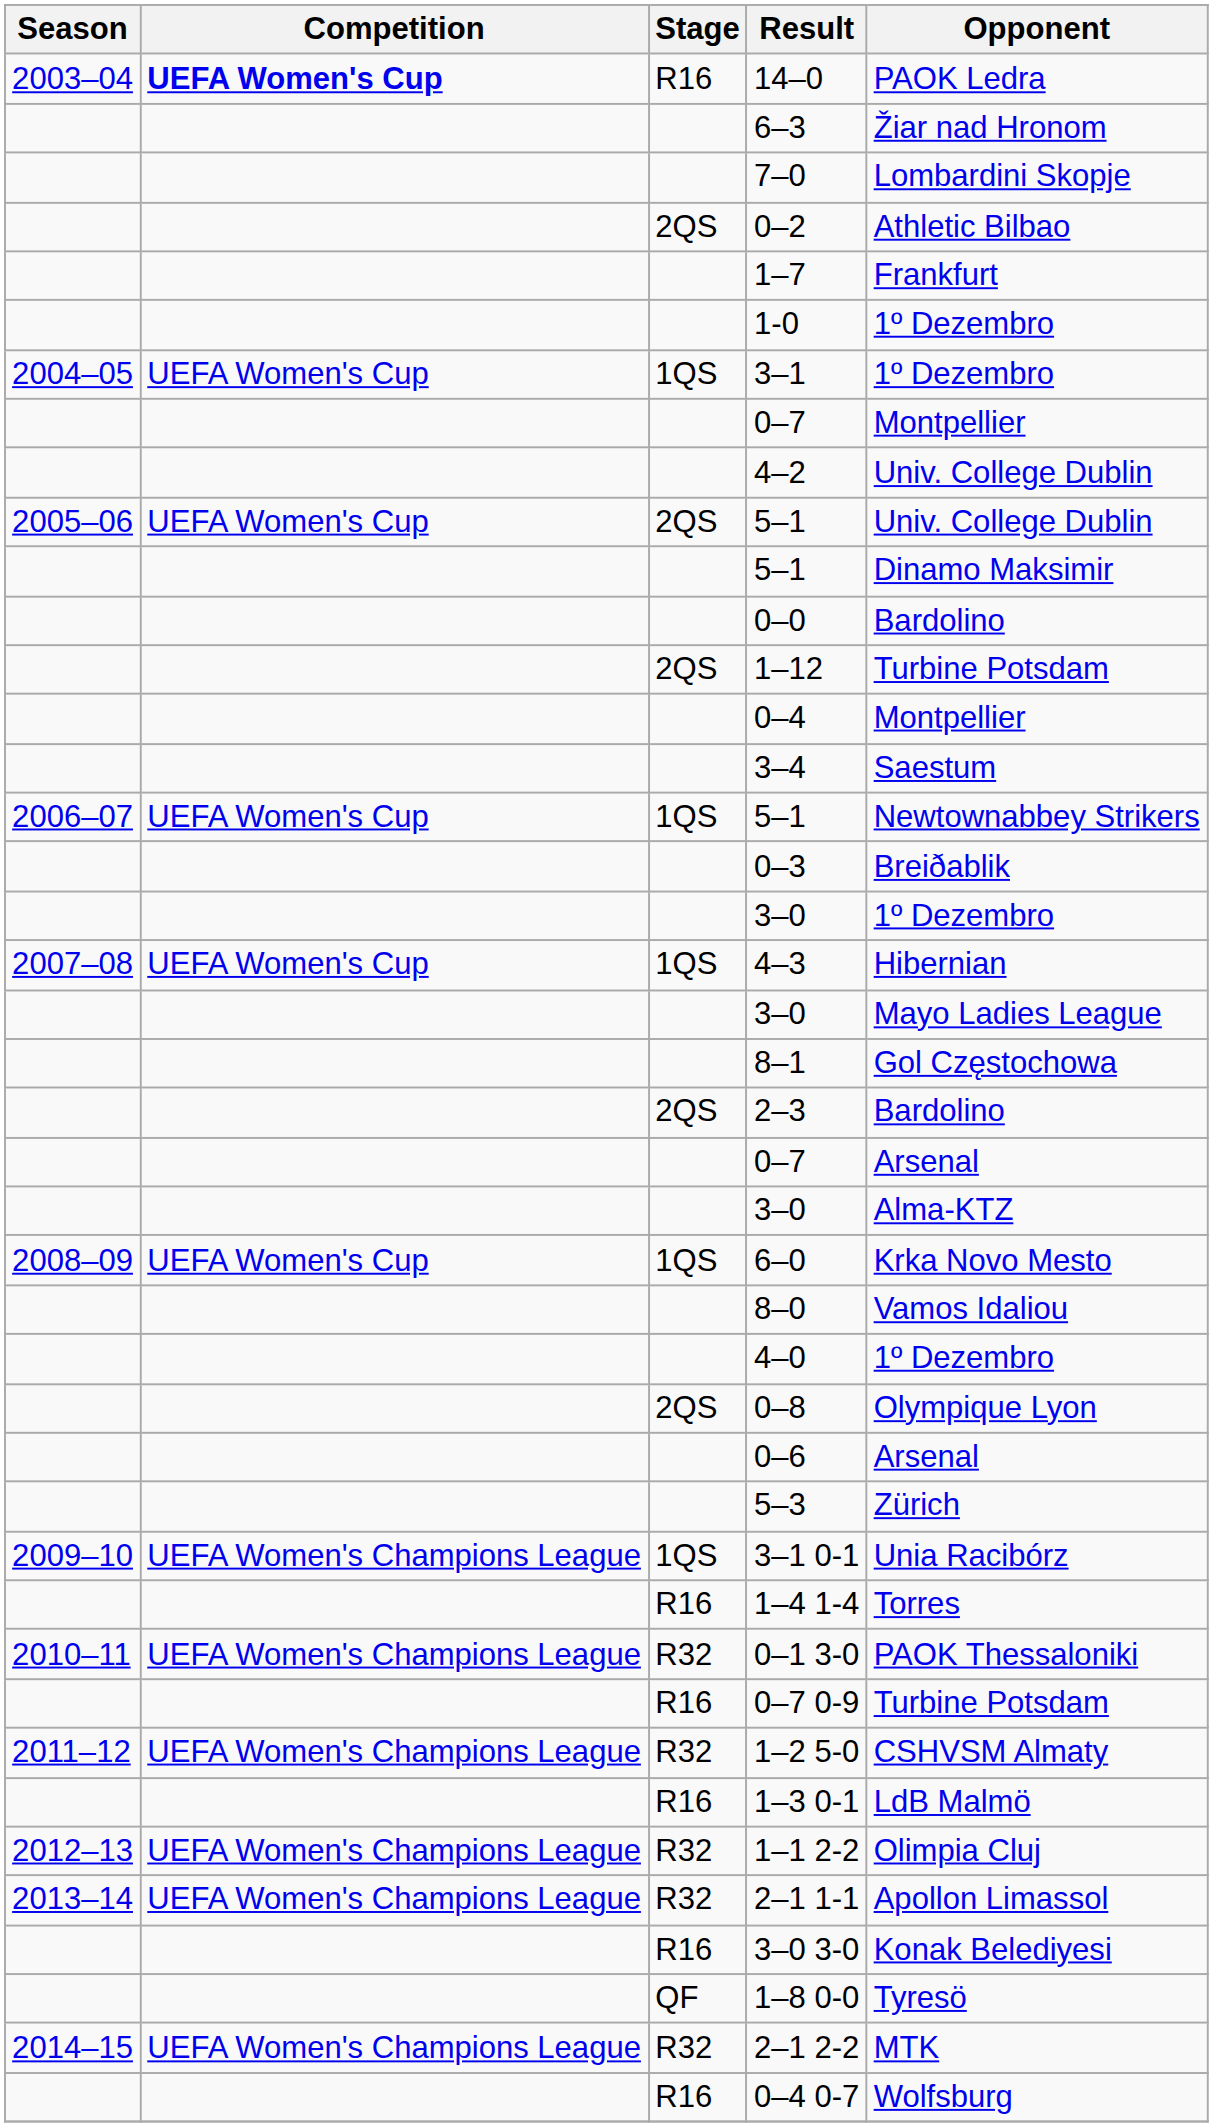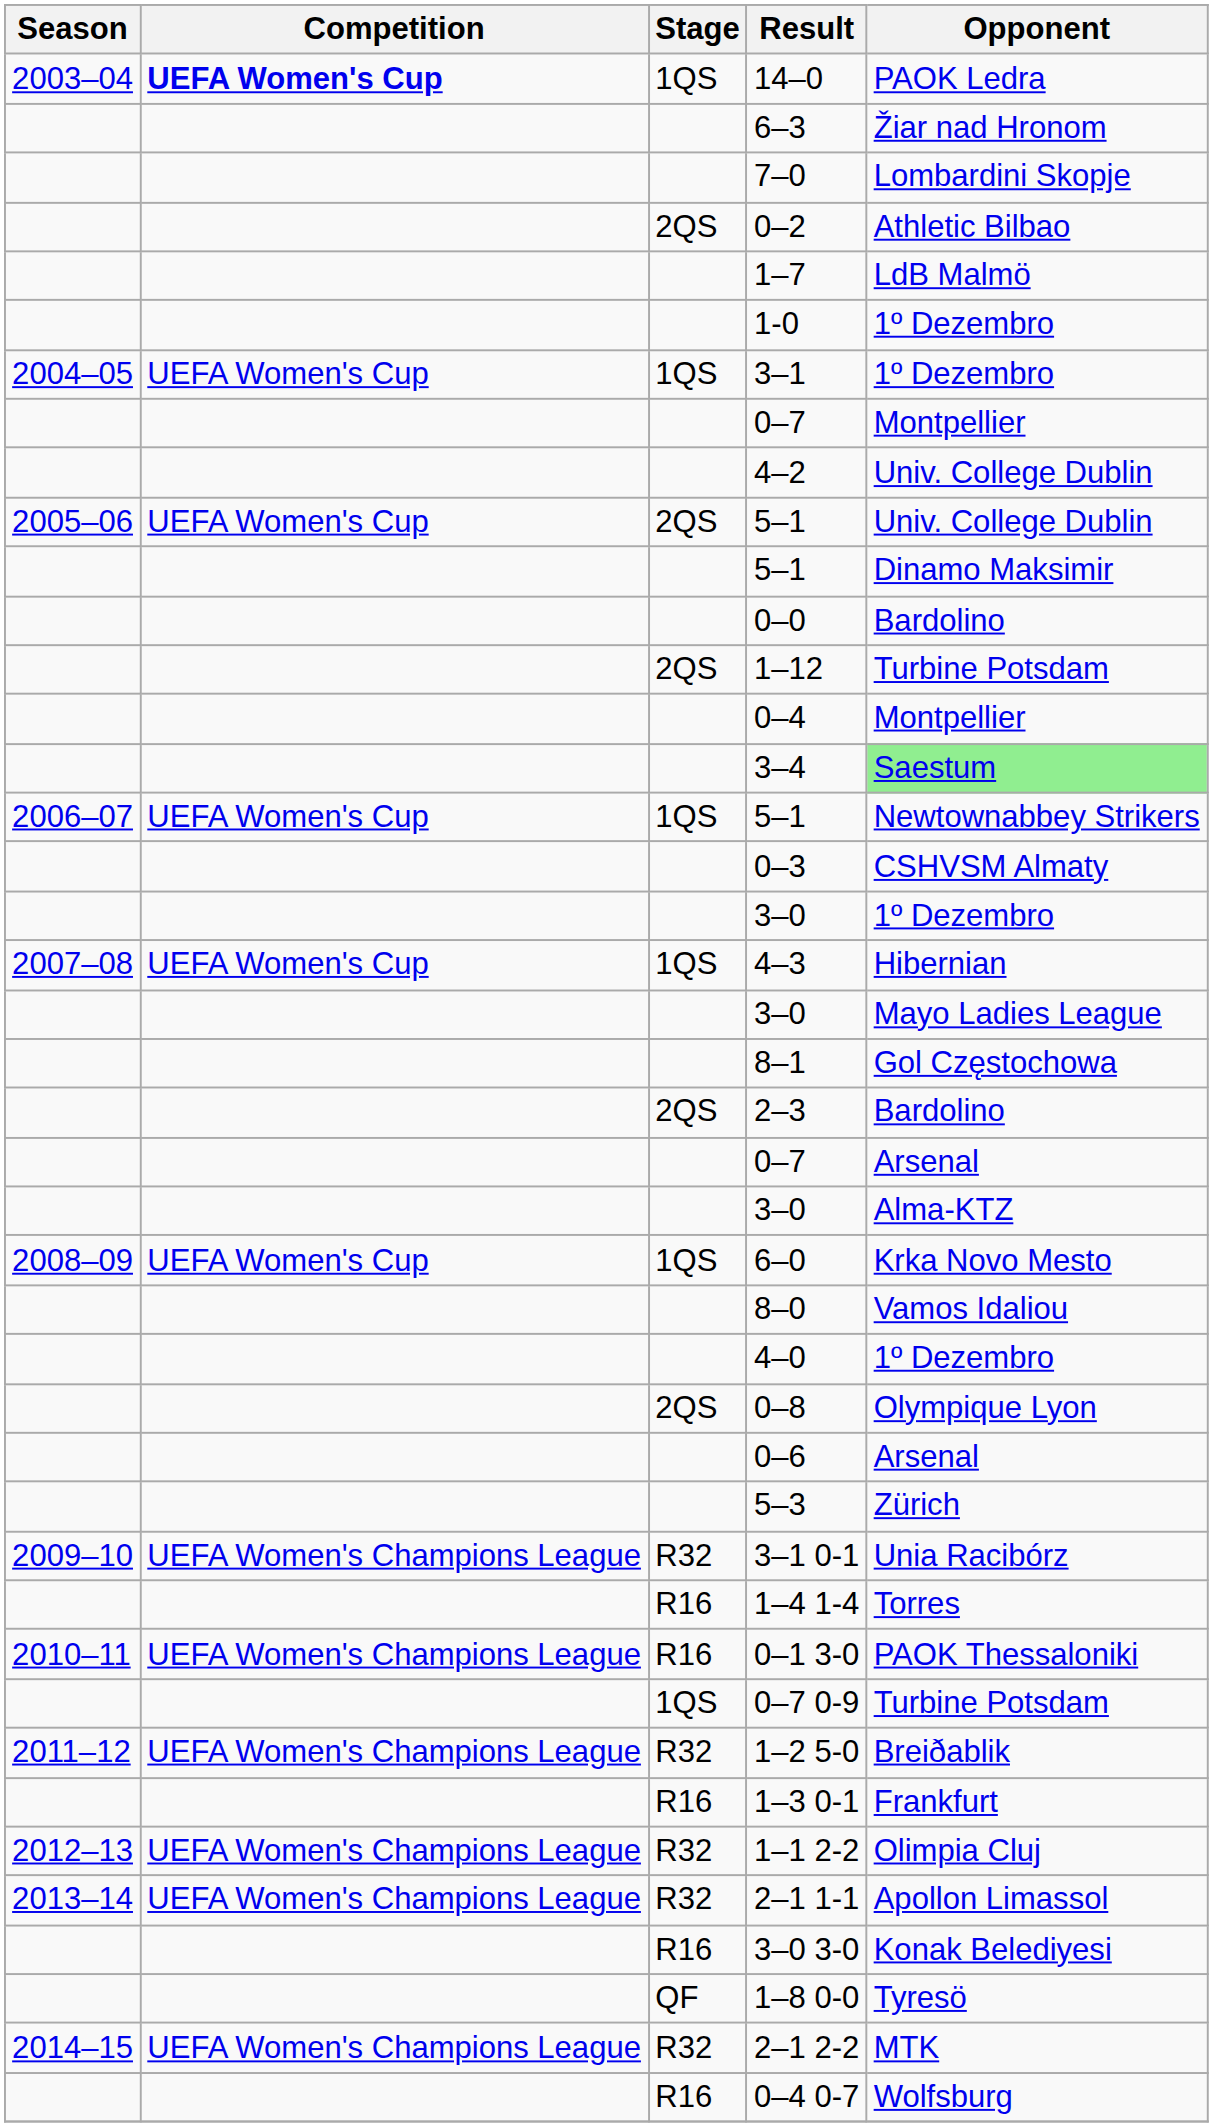(684, 78) R16 -> (686, 78) 1QS
(936, 275) Frankfurt -> (952, 275) LdB Malmö
(935, 767) no background -> (935, 767) lightgreen background
(942, 865) Breiðablik -> (991, 865) CSHVSM Almaty
(686, 1555) 1QS -> (684, 1555) R32
(684, 1653) R32 -> (684, 1653) R16
(684, 1702) R16 -> (686, 1702) 1QS
(991, 1752) CSHVSM Almaty -> (942, 1752) Breiðablik
(952, 1801) LdB Malmö -> (936, 1801) Frankfurt
